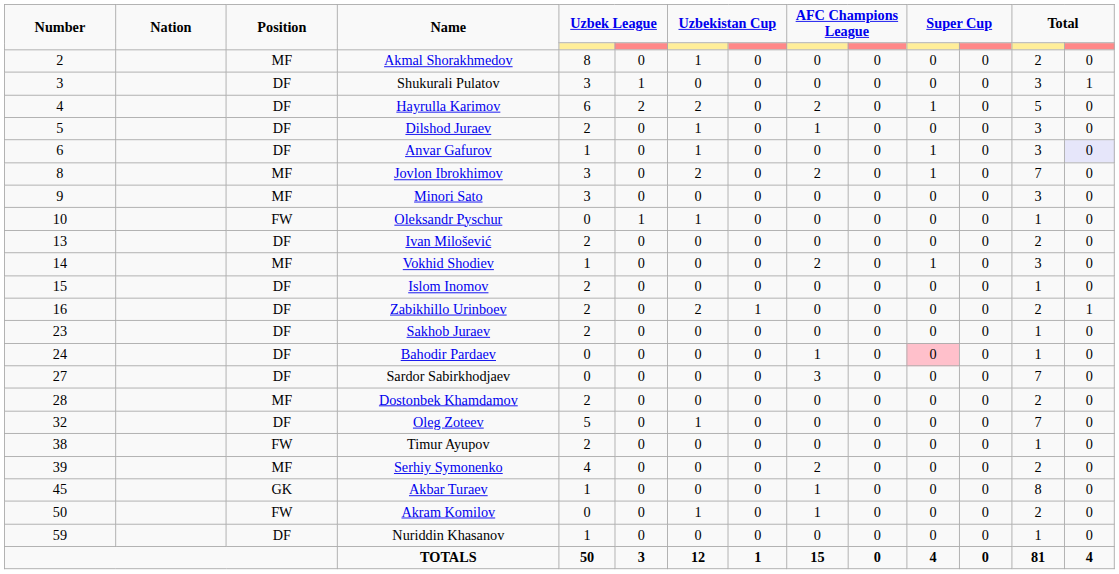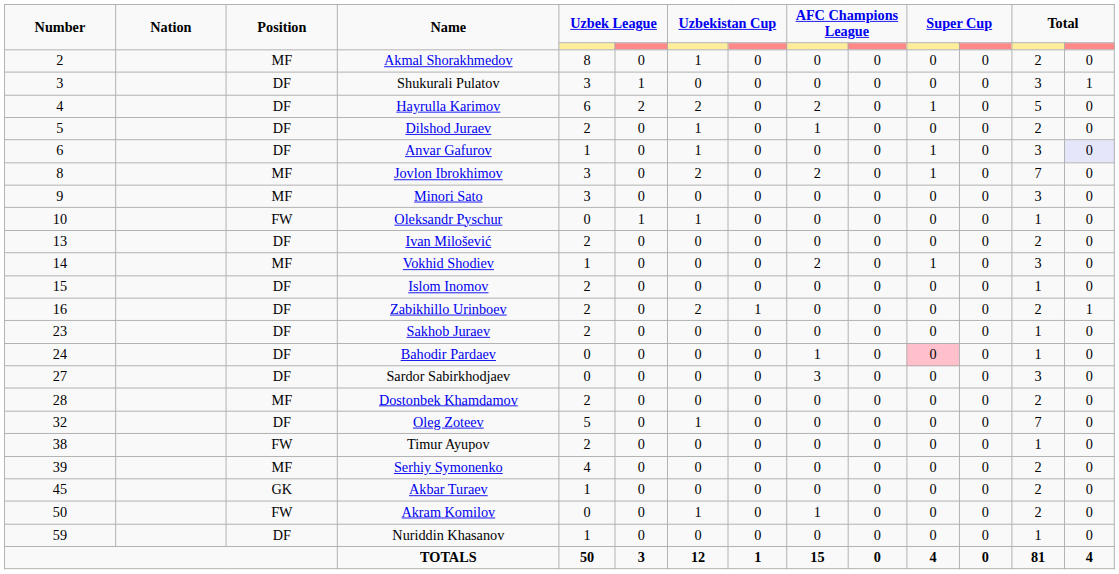(1038, 128) 3 -> (1038, 128) 2
(1038, 377) 7 -> (1038, 377) 3
(817, 467) 2 -> (817, 467) 0
(817, 490) 1 -> (817, 490) 0
(1038, 490) 8 -> (1038, 490) 2
